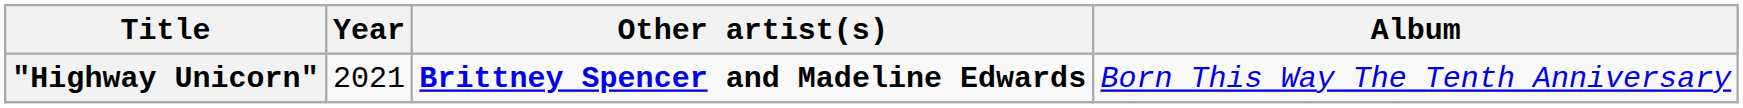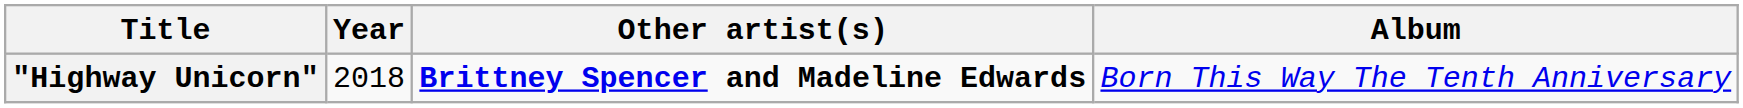(369, 79) 2021 -> (369, 79) 2018
